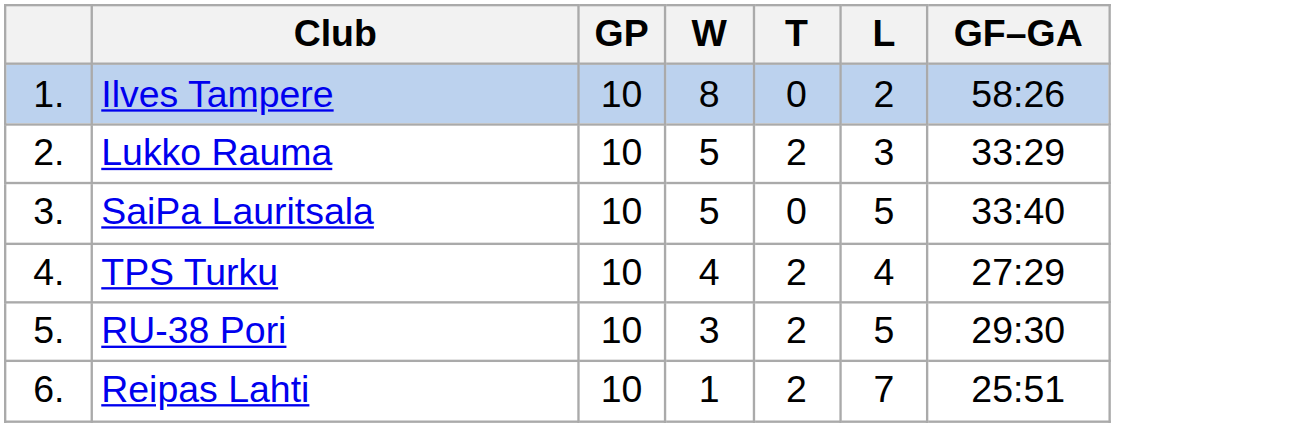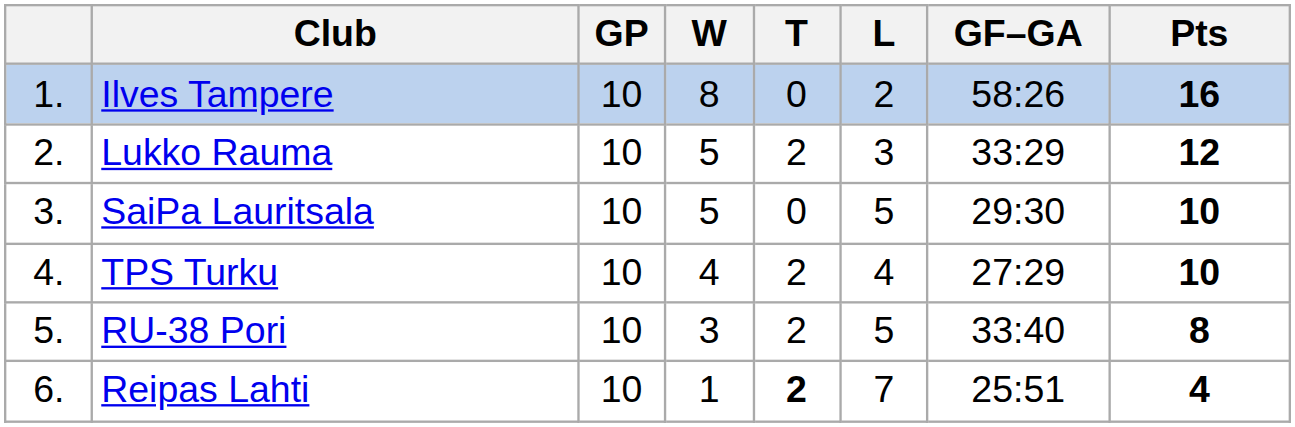+ column: (1199, 34)
(1018, 212) 33:40 -> (1018, 212) 29:30
(1018, 331) 29:30 -> (1018, 331) 33:40
(797, 390) normal -> (797, 390) bold
